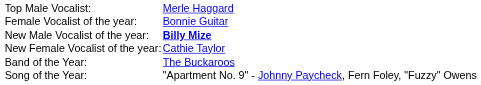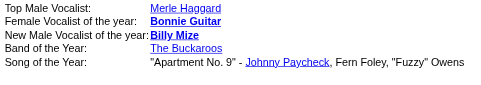(195, 22) normal -> (186, 22) bold
- row: (83, 49)
